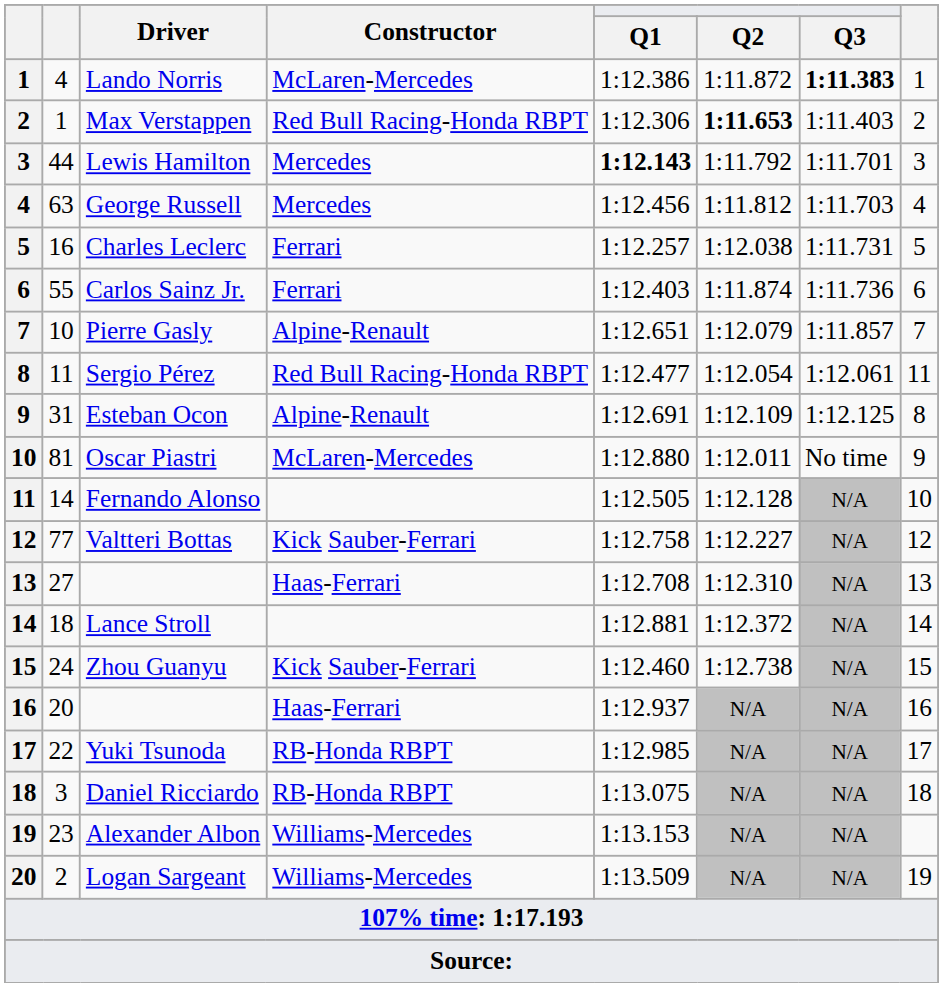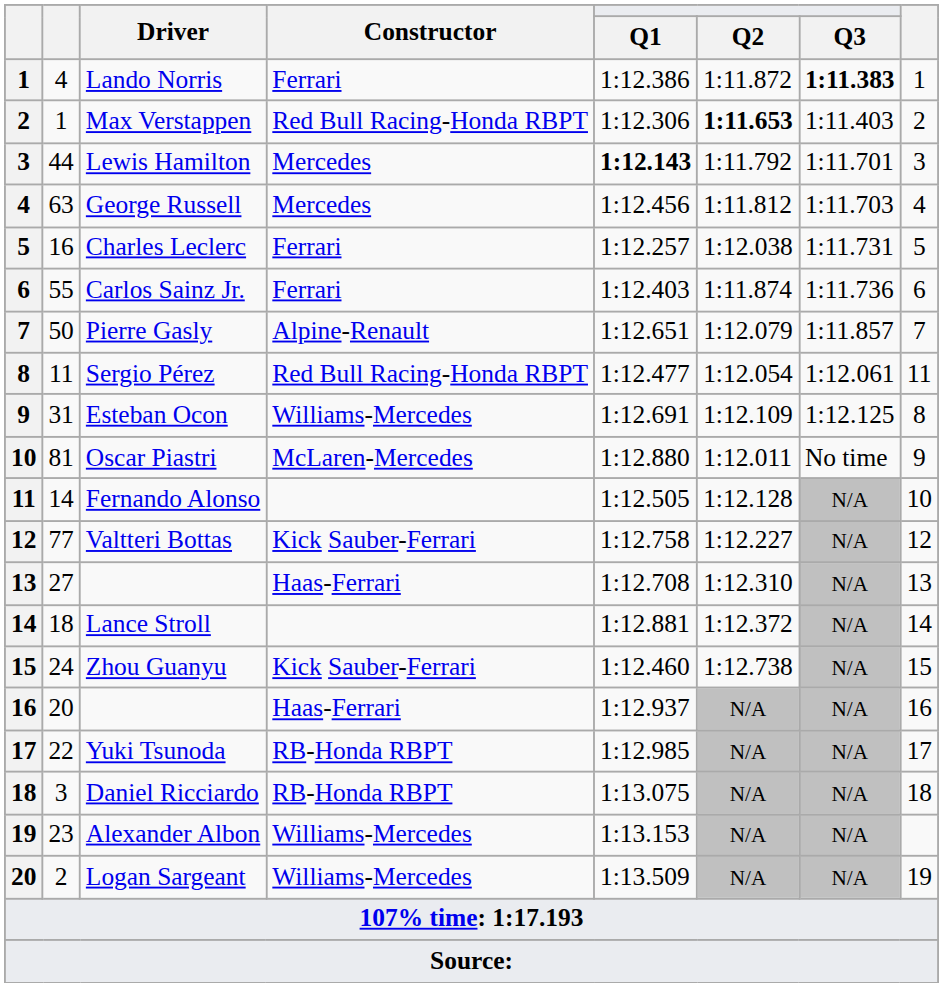(373, 79) McLaren-Mercedes -> (307, 79) Ferrari
(61, 330) 10 -> (61, 330) 50
(351, 414) Alpine-Renault -> (372, 414) Williams-Mercedes
